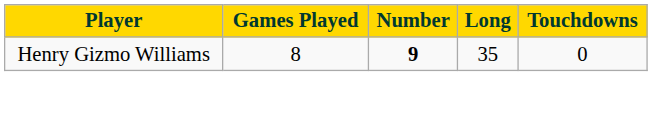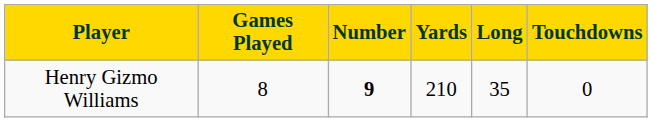+ column: (441, 32)
